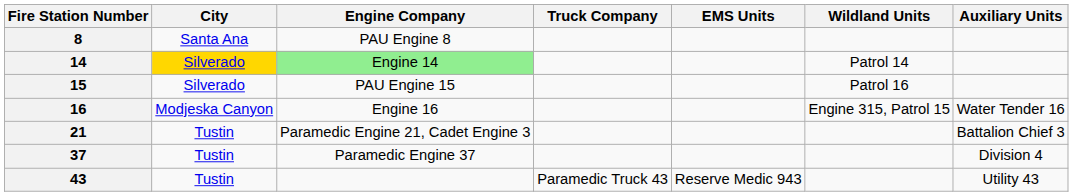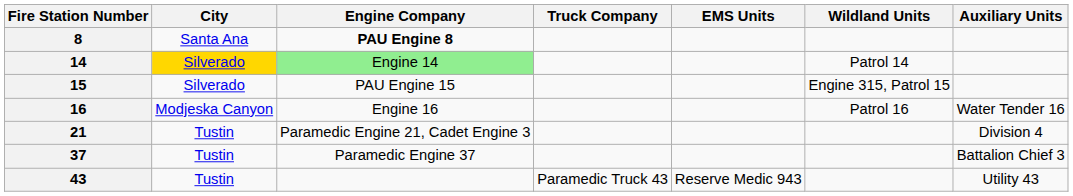(405, 39) normal -> (405, 39) bold
(879, 86) Patrol 16 -> (879, 86) Engine 315, Patrol 15
(879, 109) Engine 315, Patrol 15 -> (879, 109) Patrol 16
(1011, 132) Battalion Chief 3 -> (1011, 132) Division 4
(1011, 156) Division 4 -> (1011, 156) Battalion Chief 3
